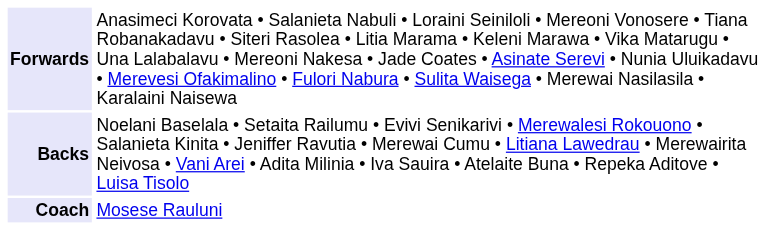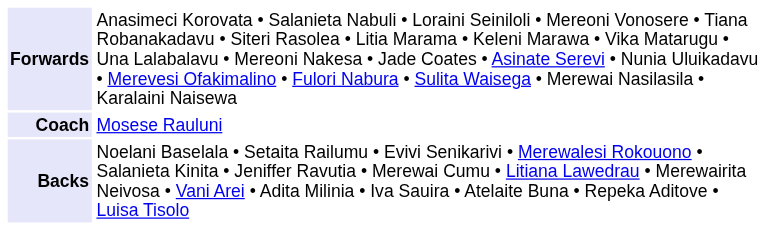rows swapped: (63, 154) <-> (62, 210)
